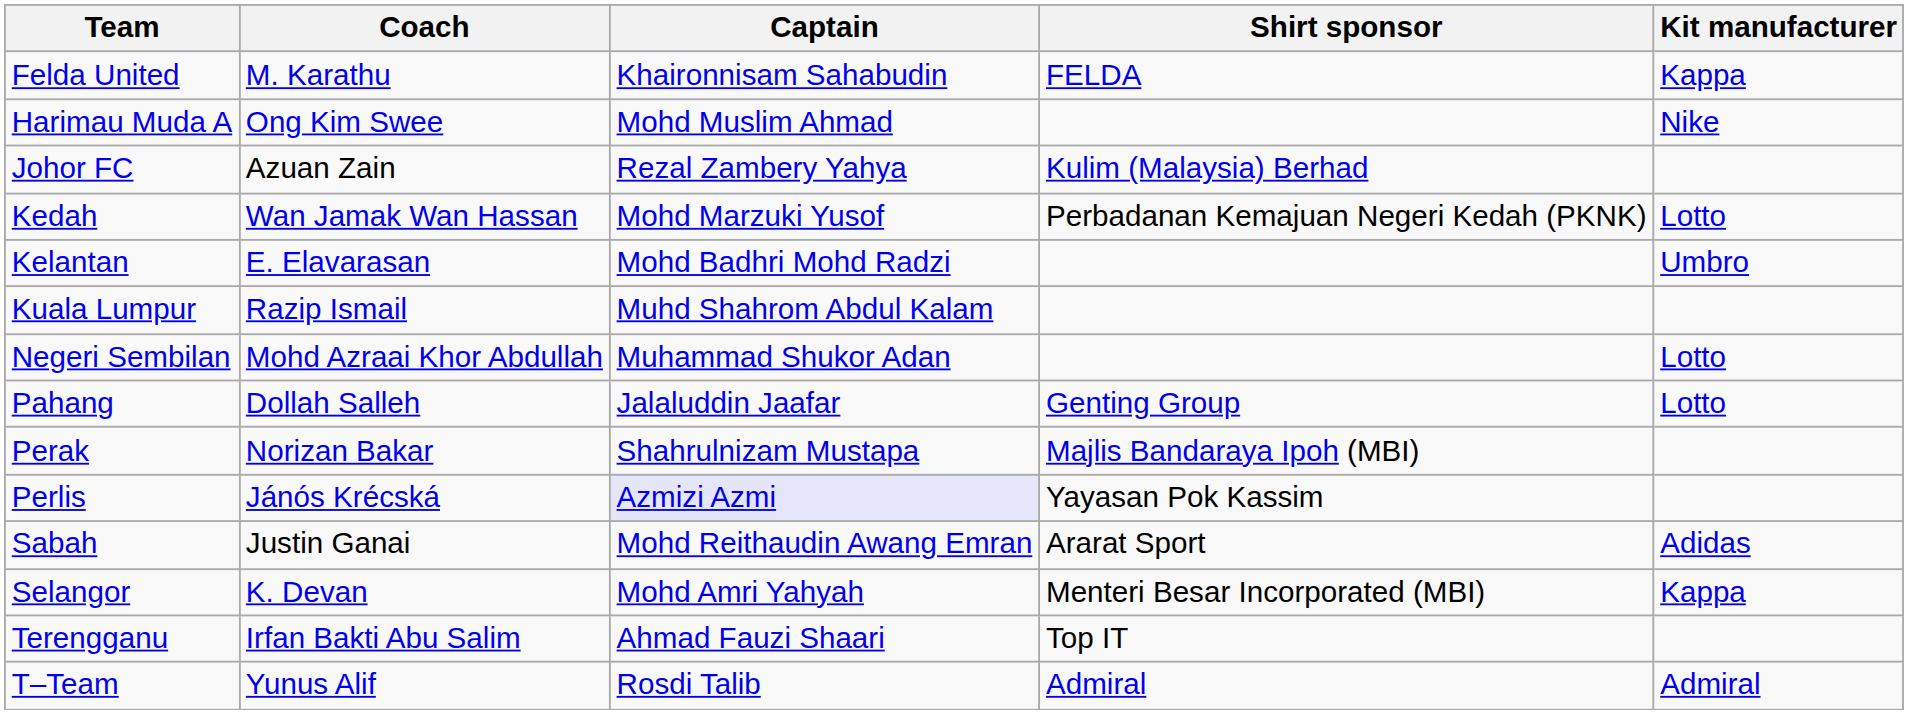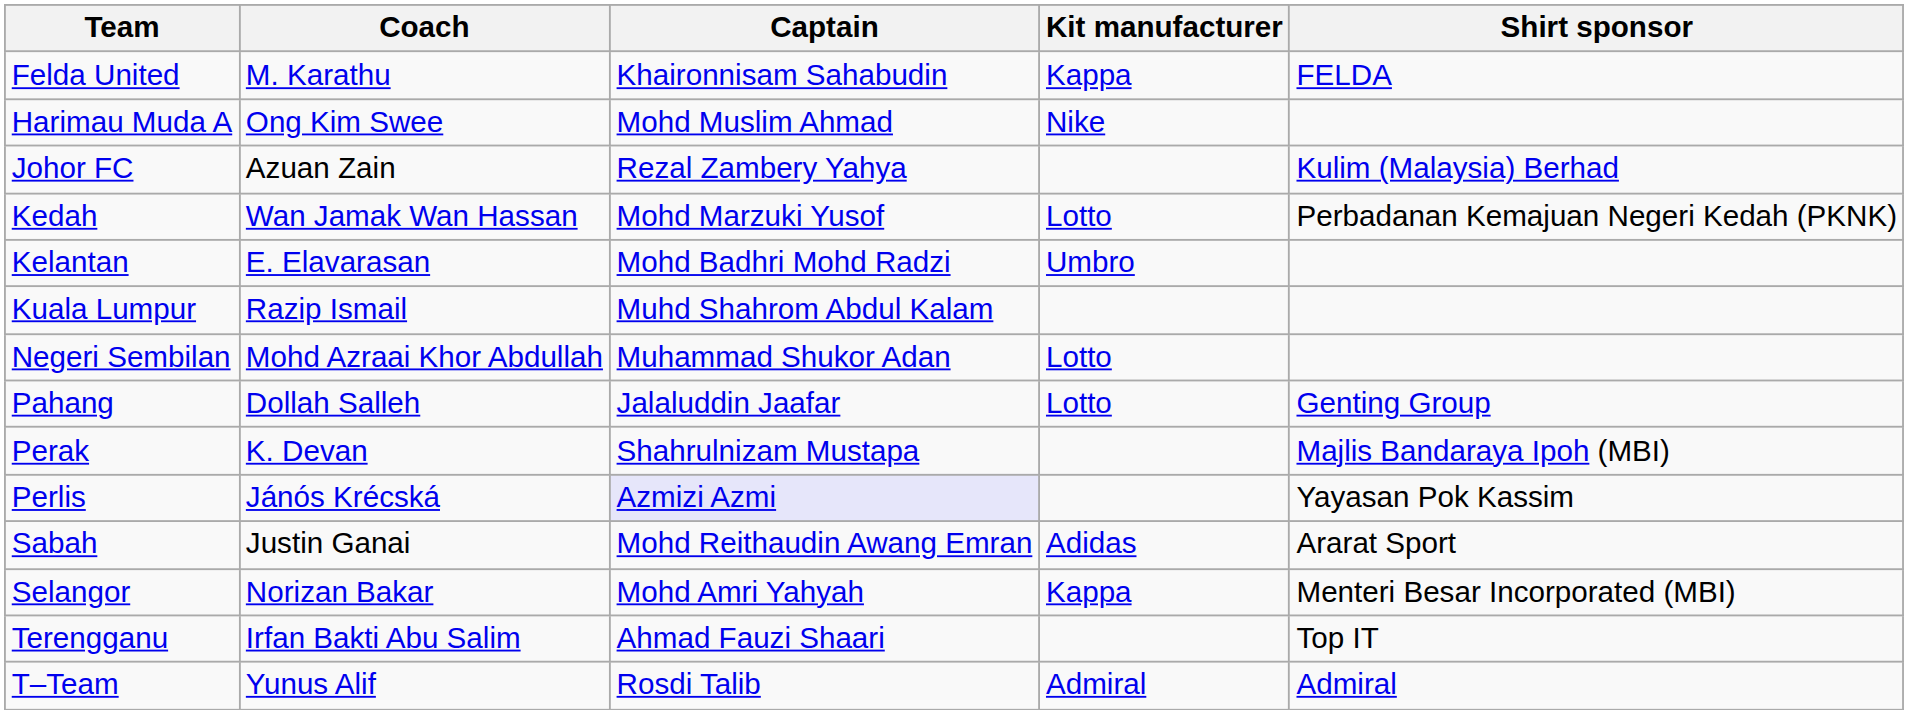columns swapped: (1779, 27) <-> (1346, 27)
(340, 450) Norizan Bakar -> (307, 450) K. Devan
(307, 591) K. Devan -> (340, 591) Norizan Bakar
